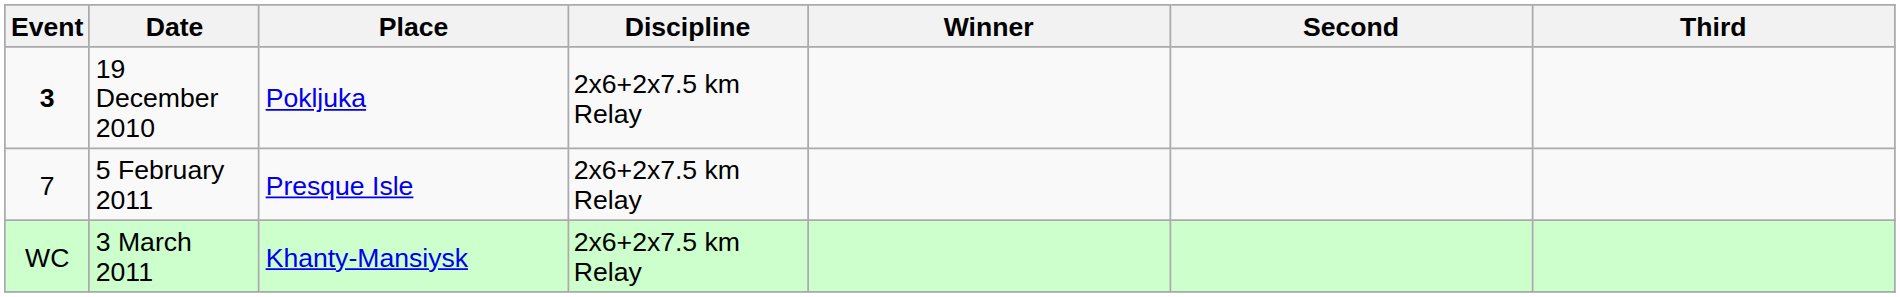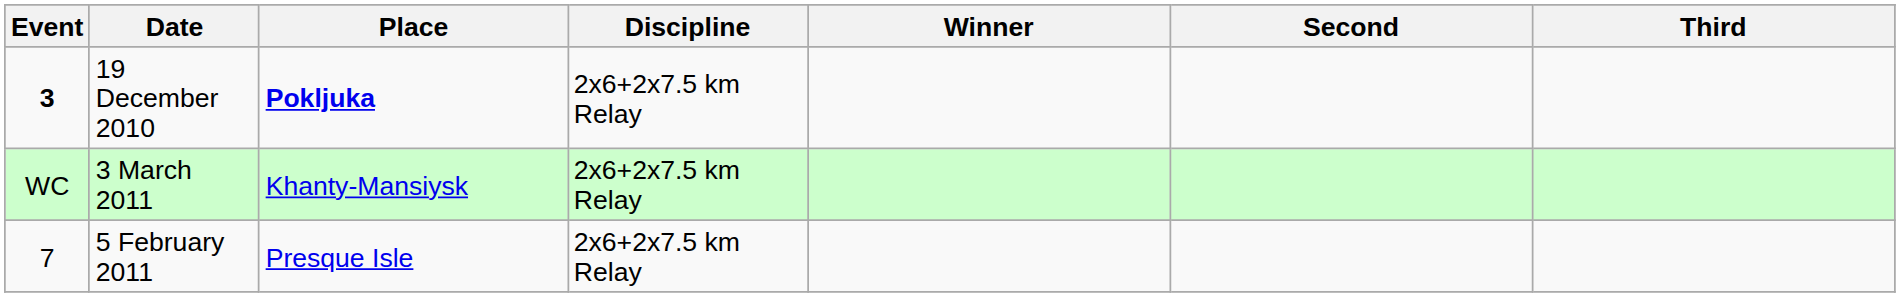(316, 98) normal -> (320, 98) bold
rows swapped: (160, 185) <-> (144, 257)
